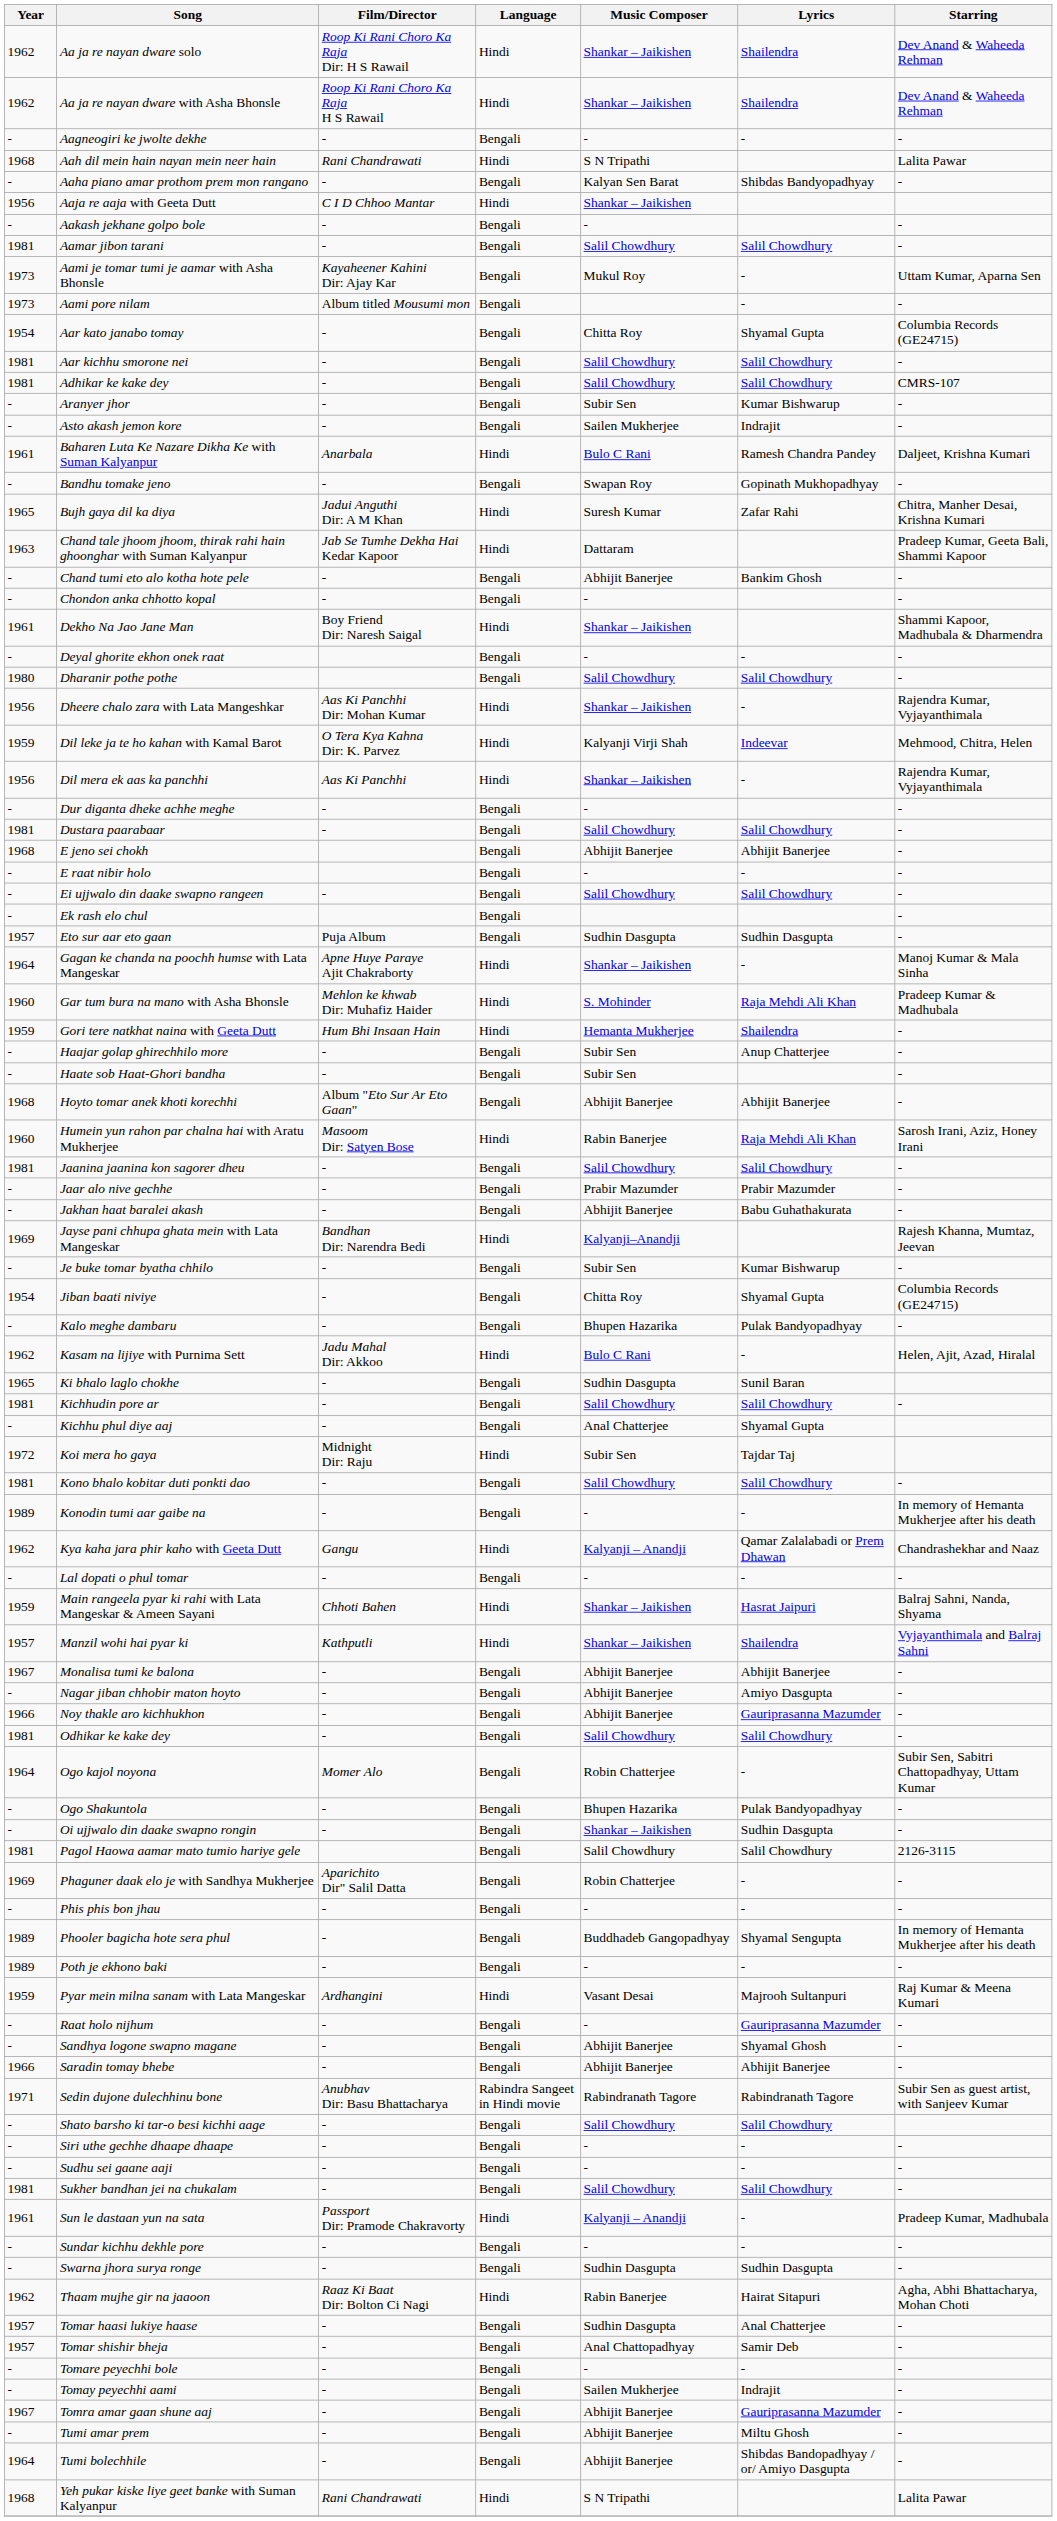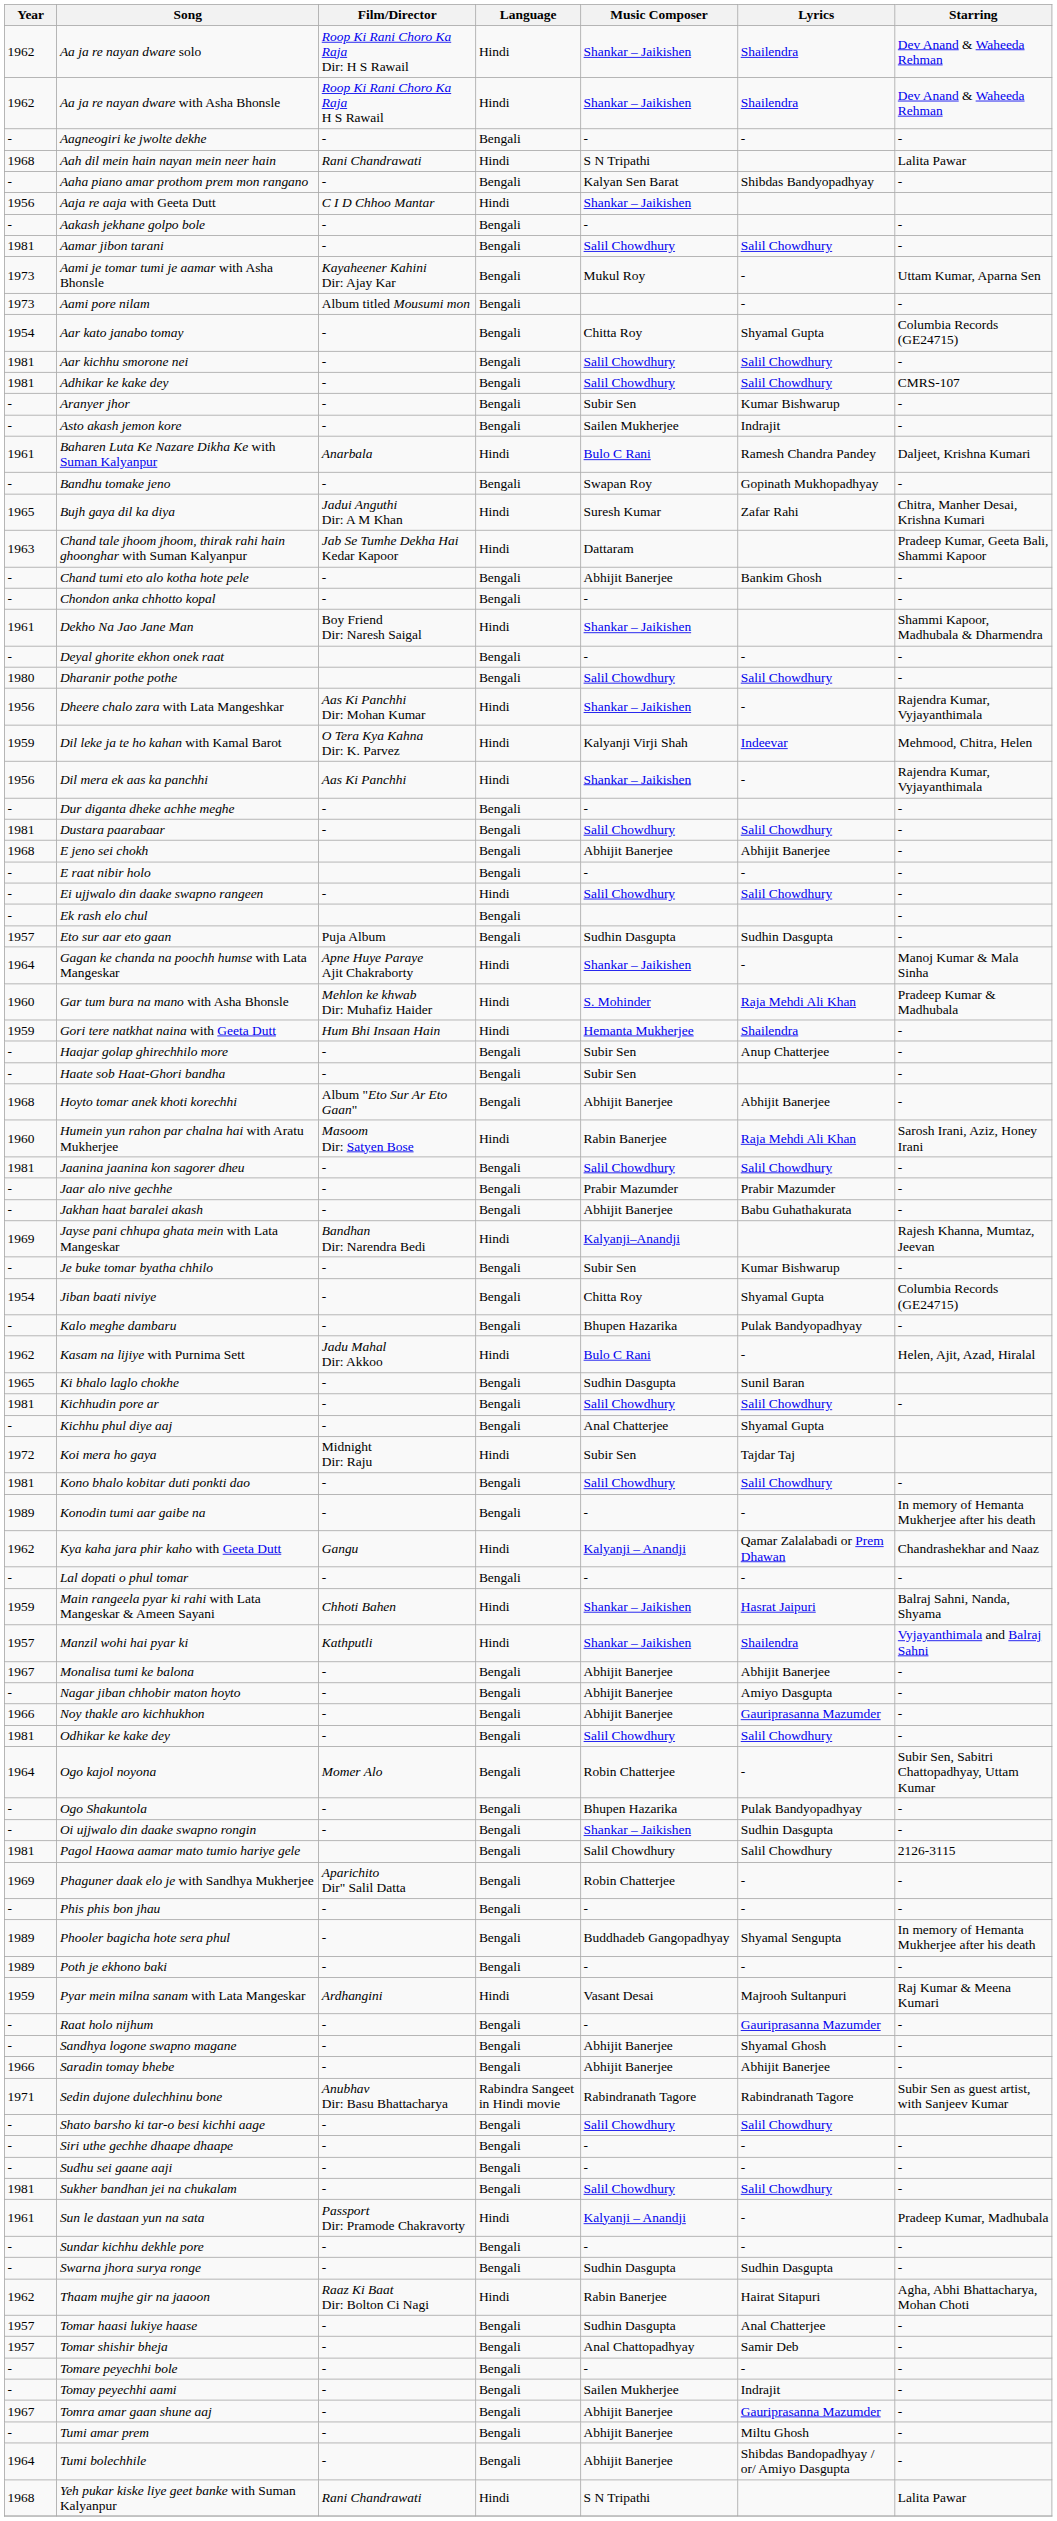(500, 893) Bengali -> (494, 893) Hindi
